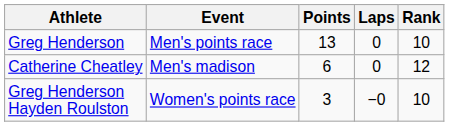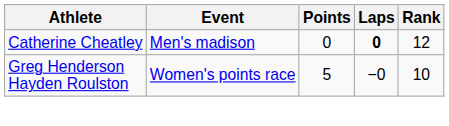- row: (66, 42)
(327, 67) 6 -> (327, 42) 0
(377, 67) normal -> (377, 42) bold
(327, 100) 3 -> (327, 76) 5
